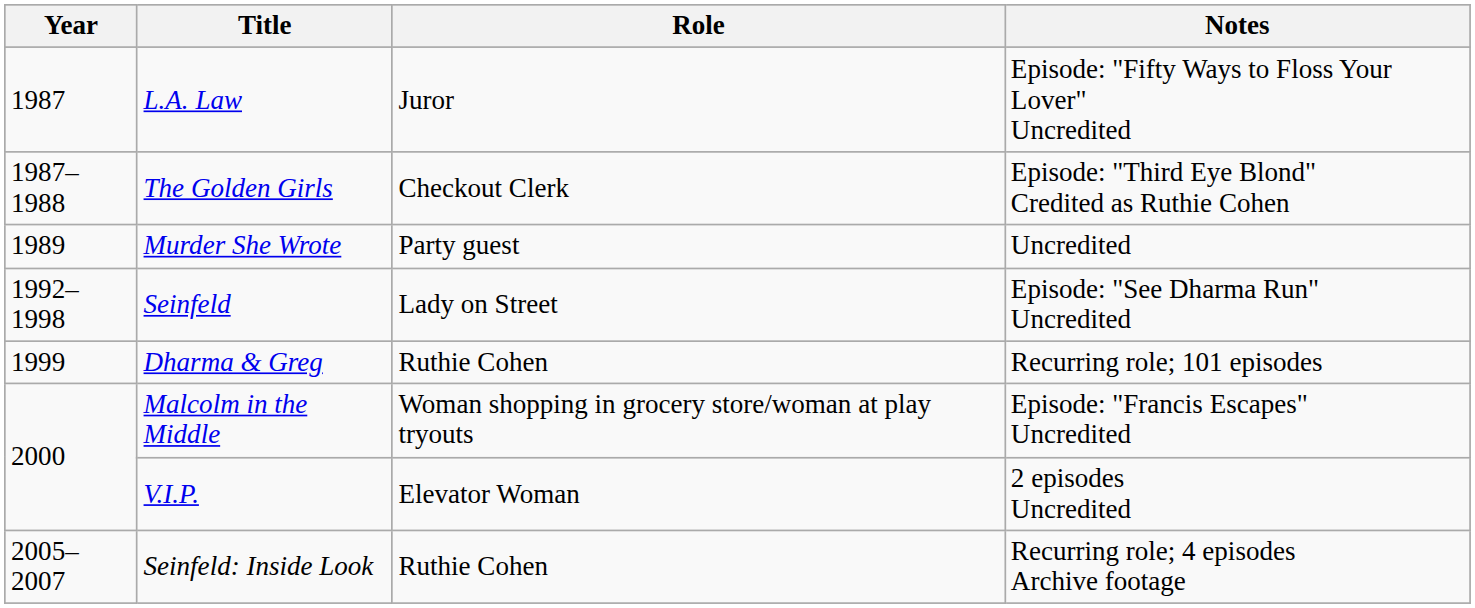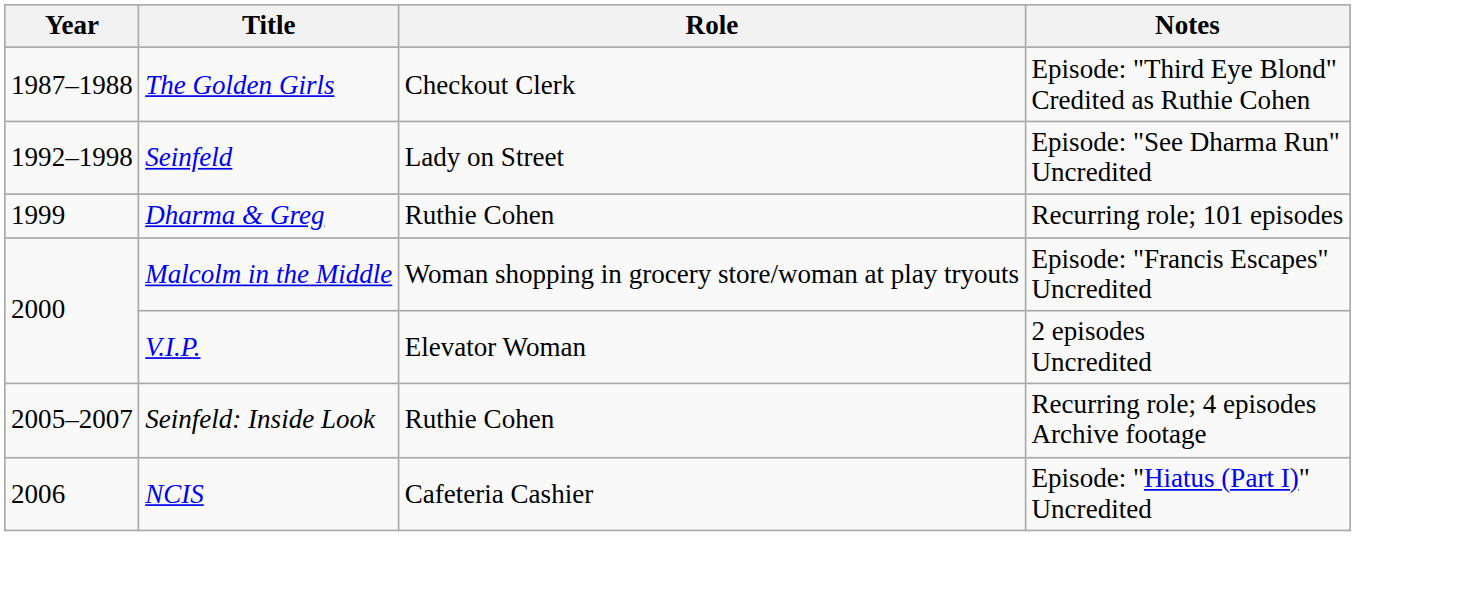- row: (193, 99)
- row: (242, 245)
+ row: (175, 493)
